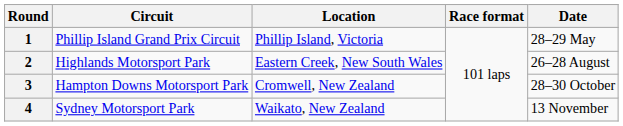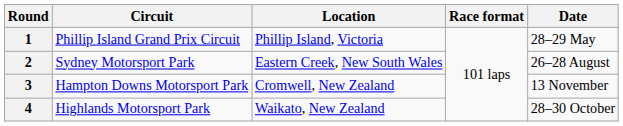(133, 62) Highlands Motorsport Park -> (125, 62) Sydney Motorsport Park
(573, 85) 28–30 October -> (569, 85) 13 November
(125, 109) Sydney Motorsport Park -> (133, 109) Highlands Motorsport Park
(569, 109) 13 November -> (573, 109) 28–30 October
